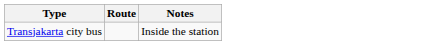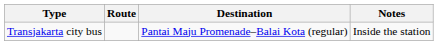+ column: (244, 13)
